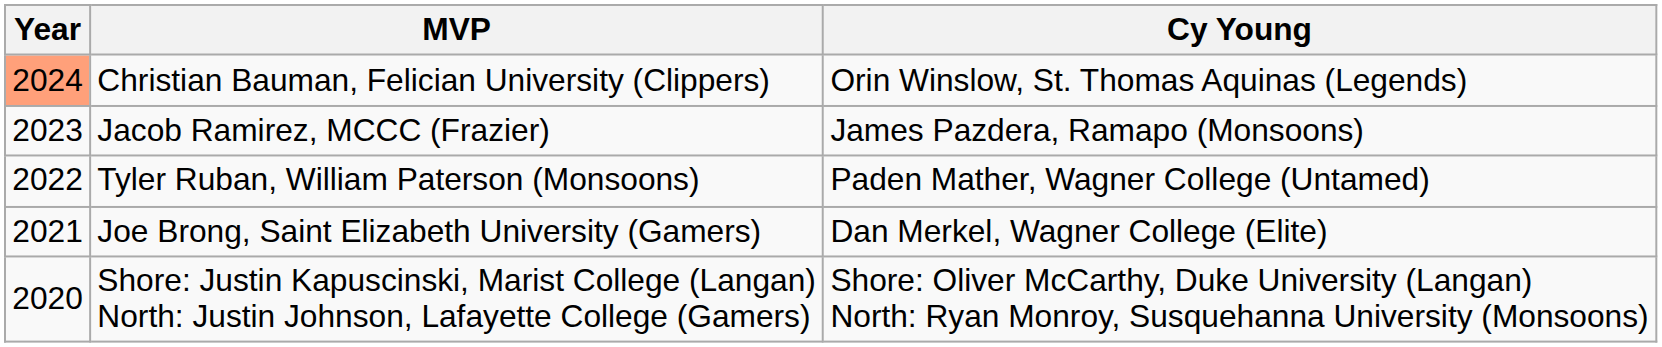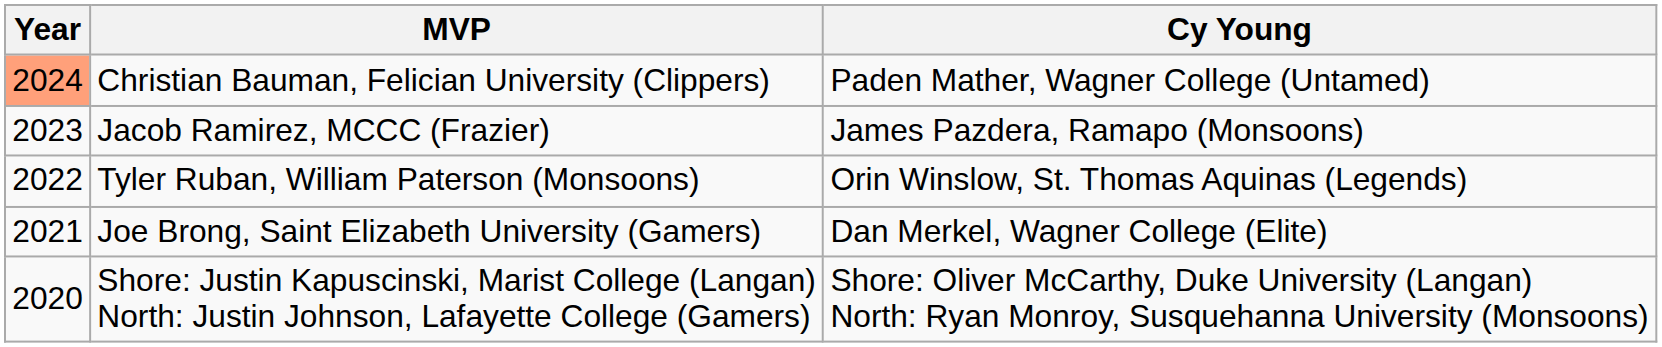(1149, 79) Orin Winslow, St. Thomas Aquinas (Legends) -> (1130, 79) Paden Mather, Wagner College (Untamed)
(1130, 180) Paden Mather, Wagner College (Untamed) -> (1149, 180) Orin Winslow, St. Thomas Aquinas (Legends)
